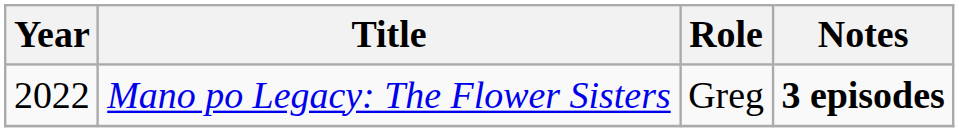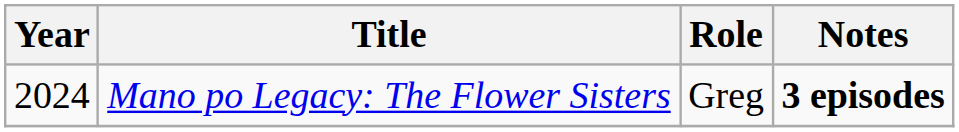(52, 94) 2022 -> (52, 94) 2024
